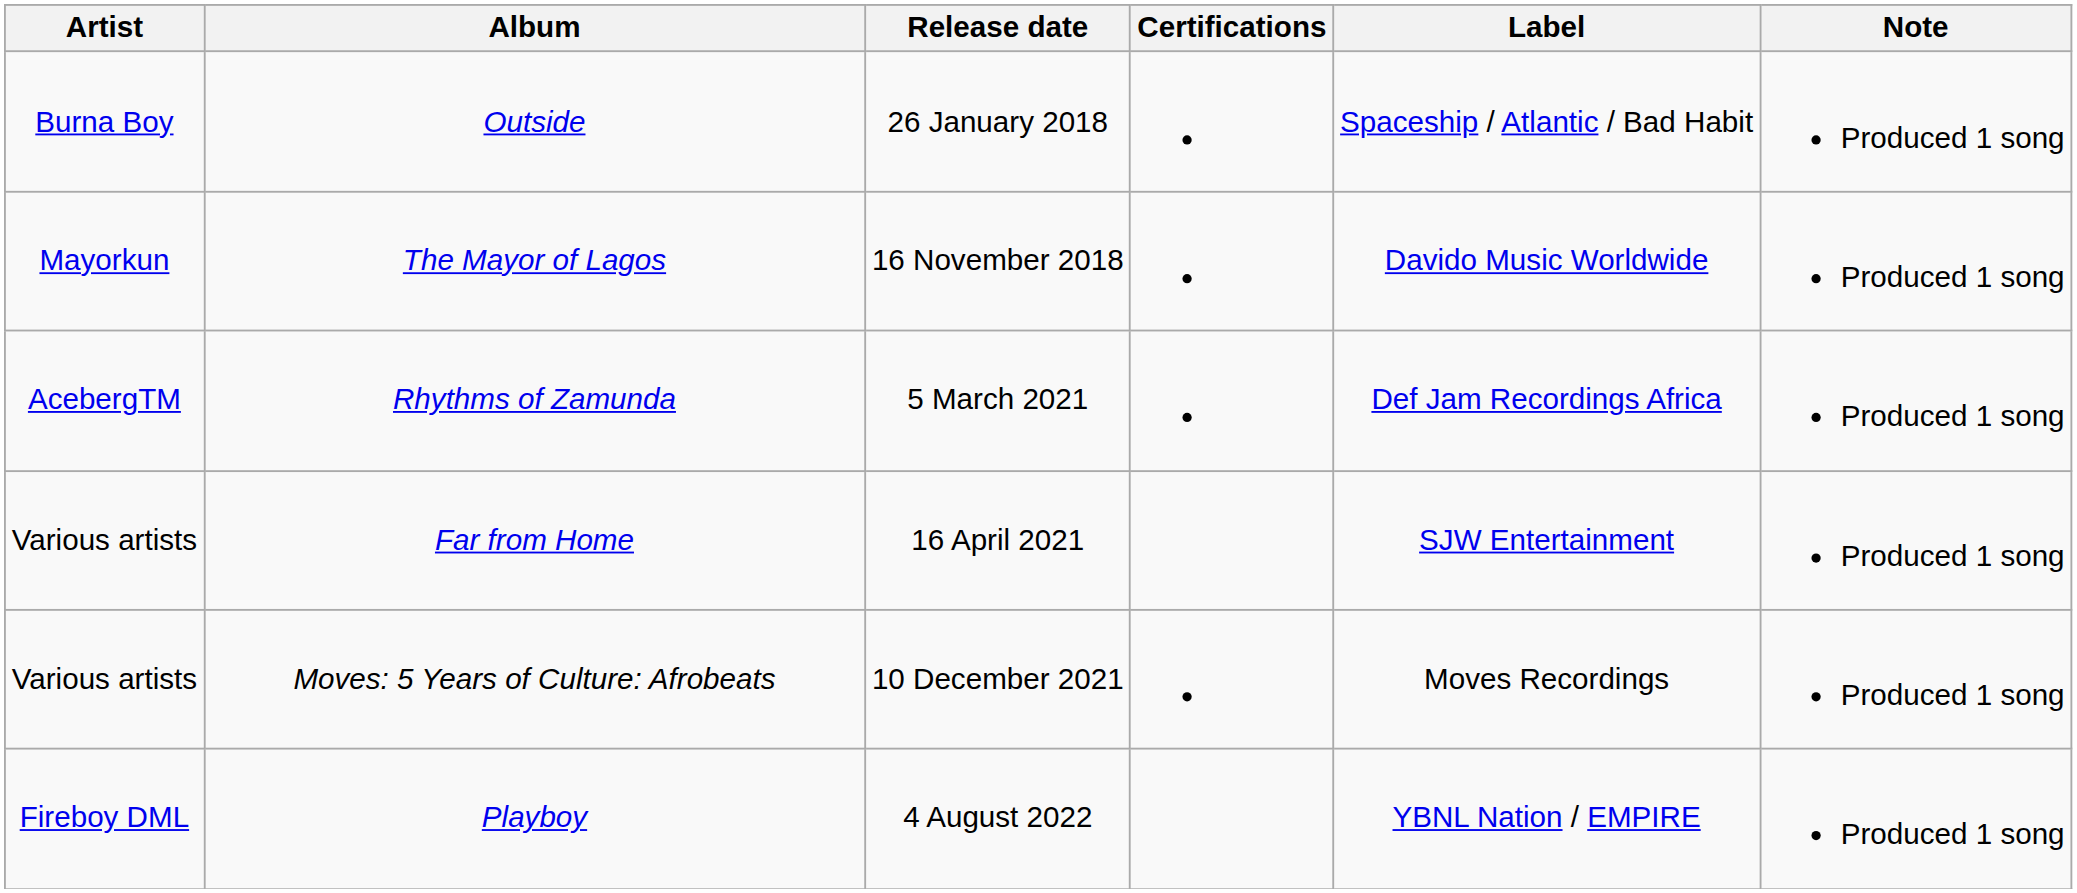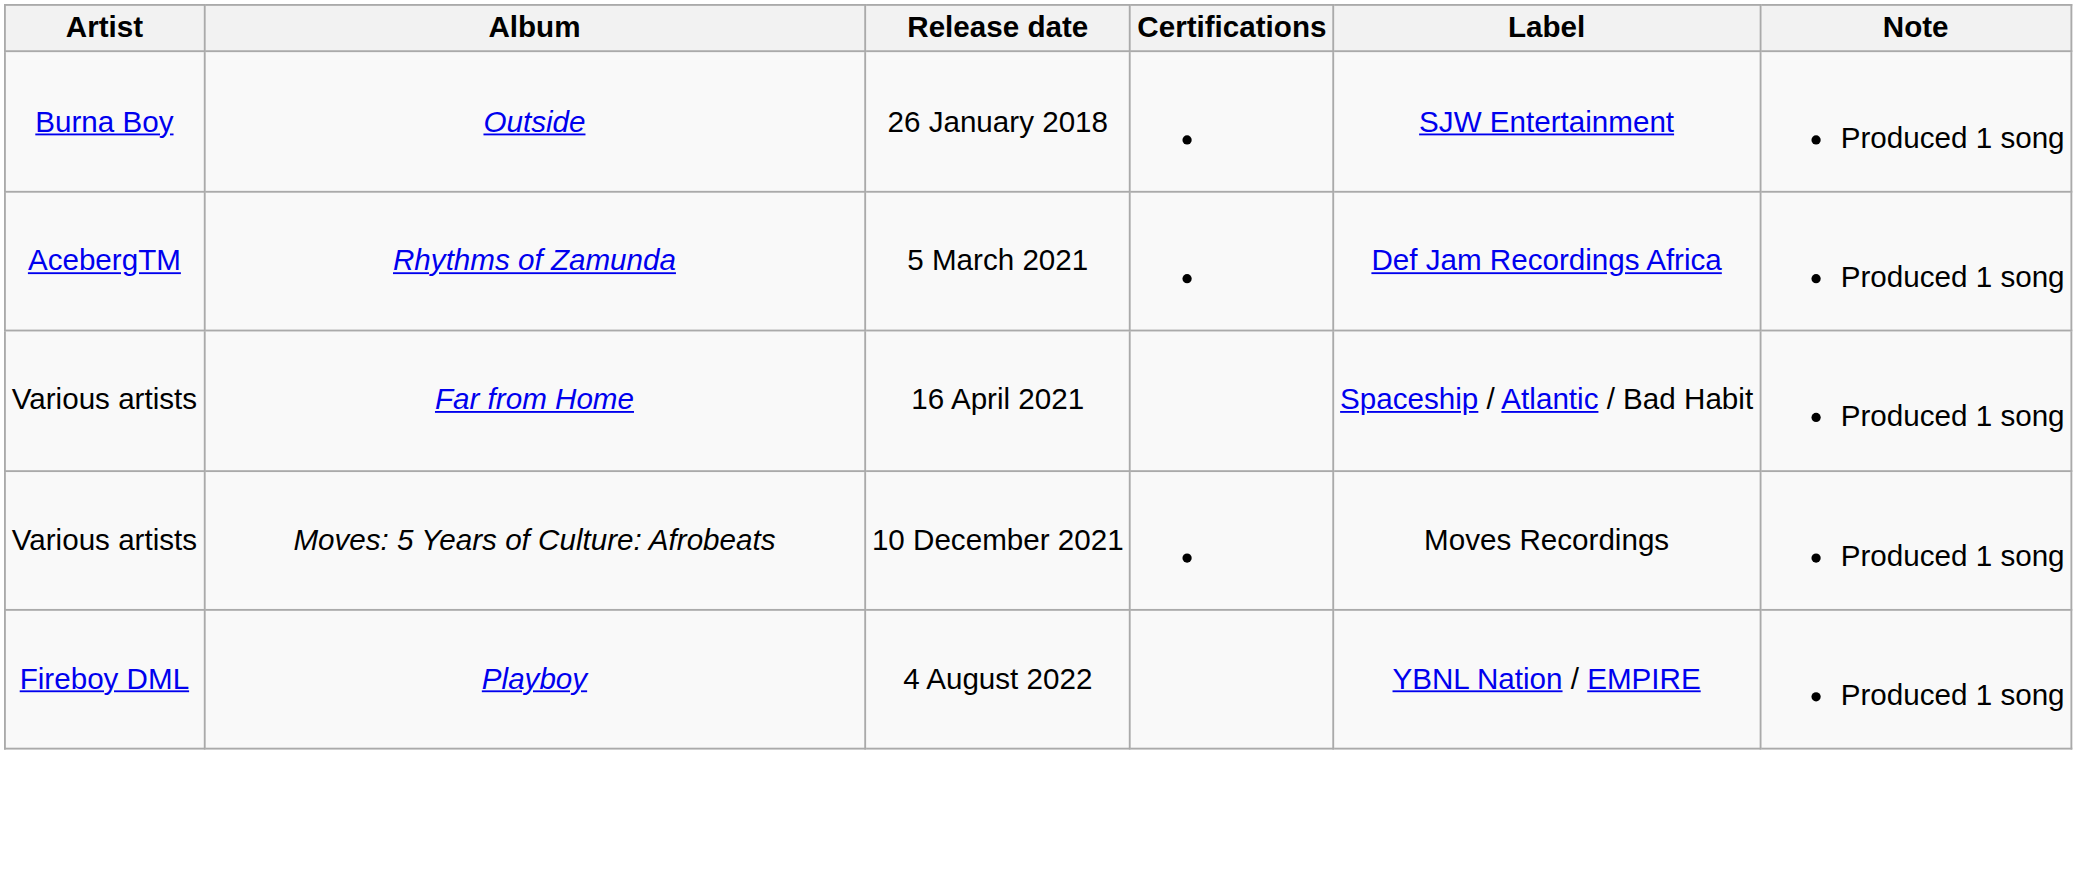(1547, 121) Spaceship / Atlantic / Bad Habit -> (1547, 121) SJW Entertainment
- row: (534, 260)
(1547, 539) SJW Entertainment -> (1547, 400) Spaceship / Atlantic / Bad Habit
